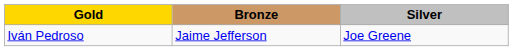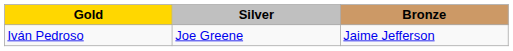columns swapped: (424, 14) <-> (256, 14)
